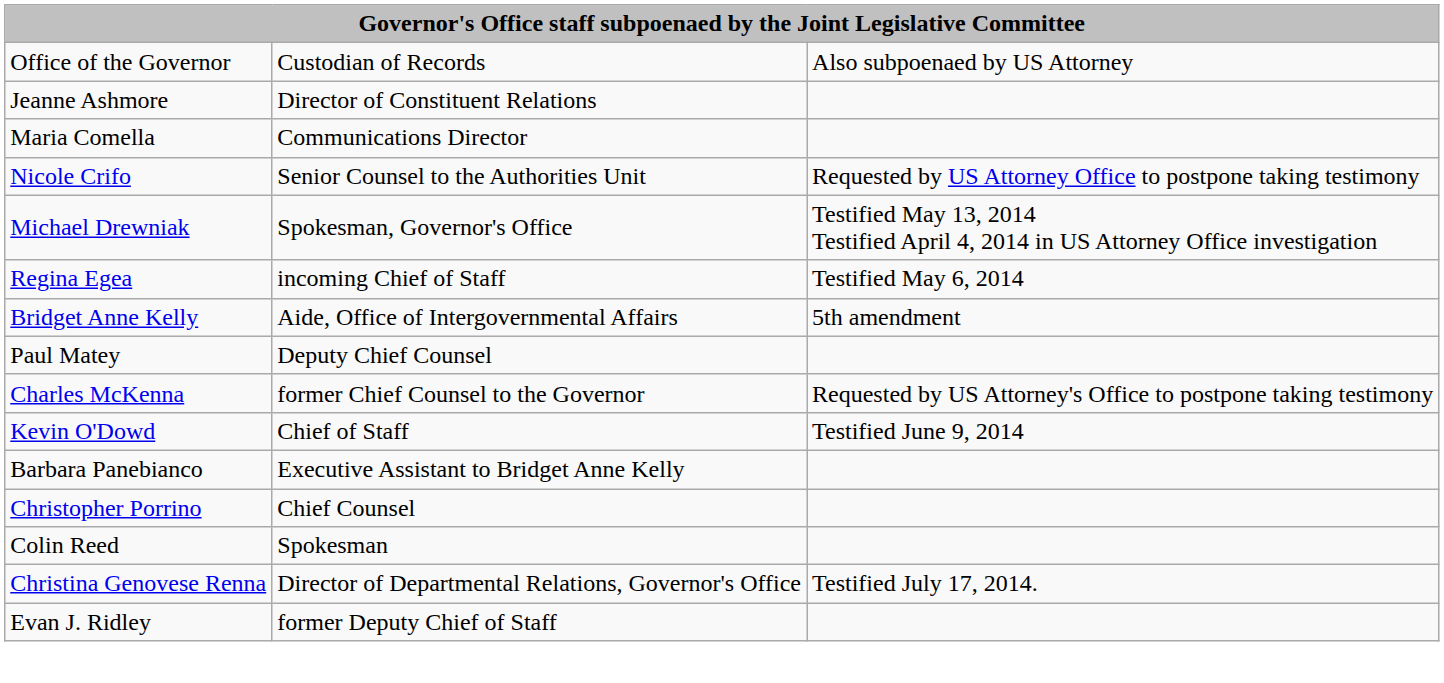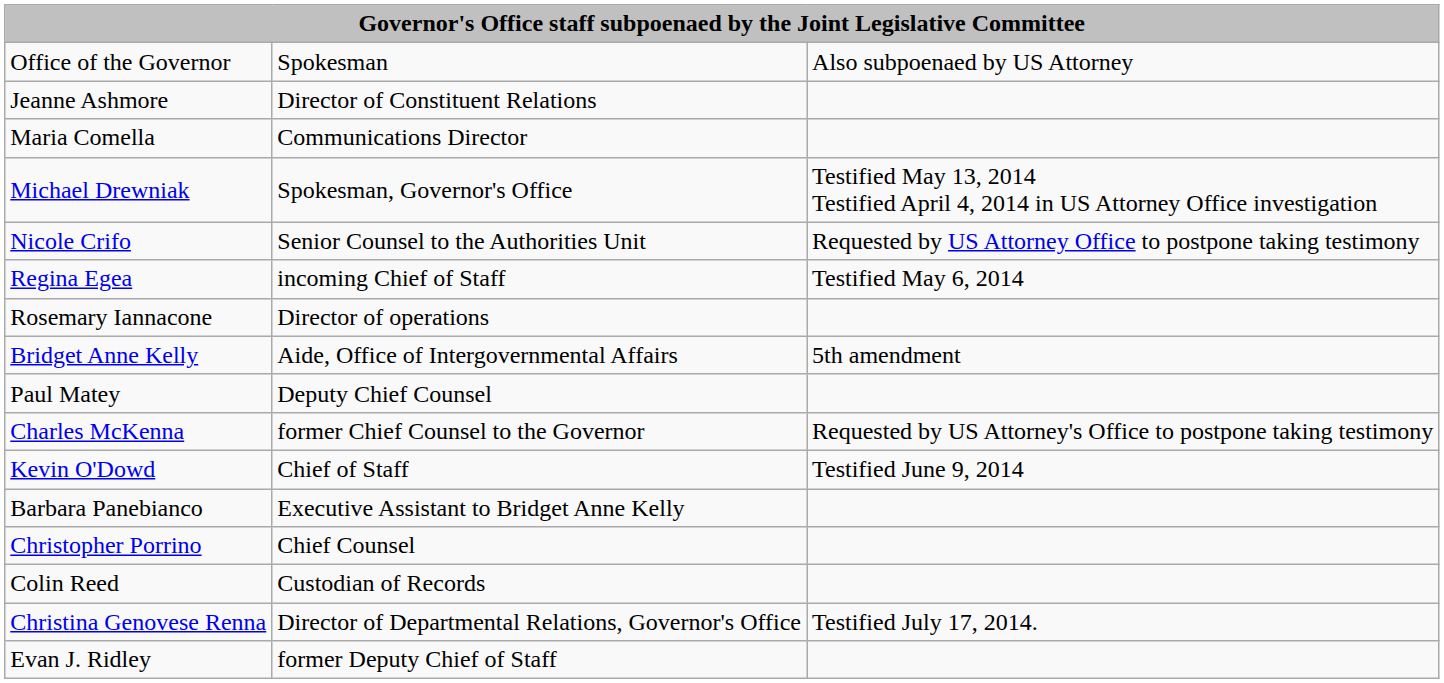(381, 61) Custodian of Records -> (333, 61) Spokesman
rows swapped: (71, 175) <-> (100, 227)
+ row: (111, 316)
(333, 545) Spokesman -> (381, 583) Custodian of Records
